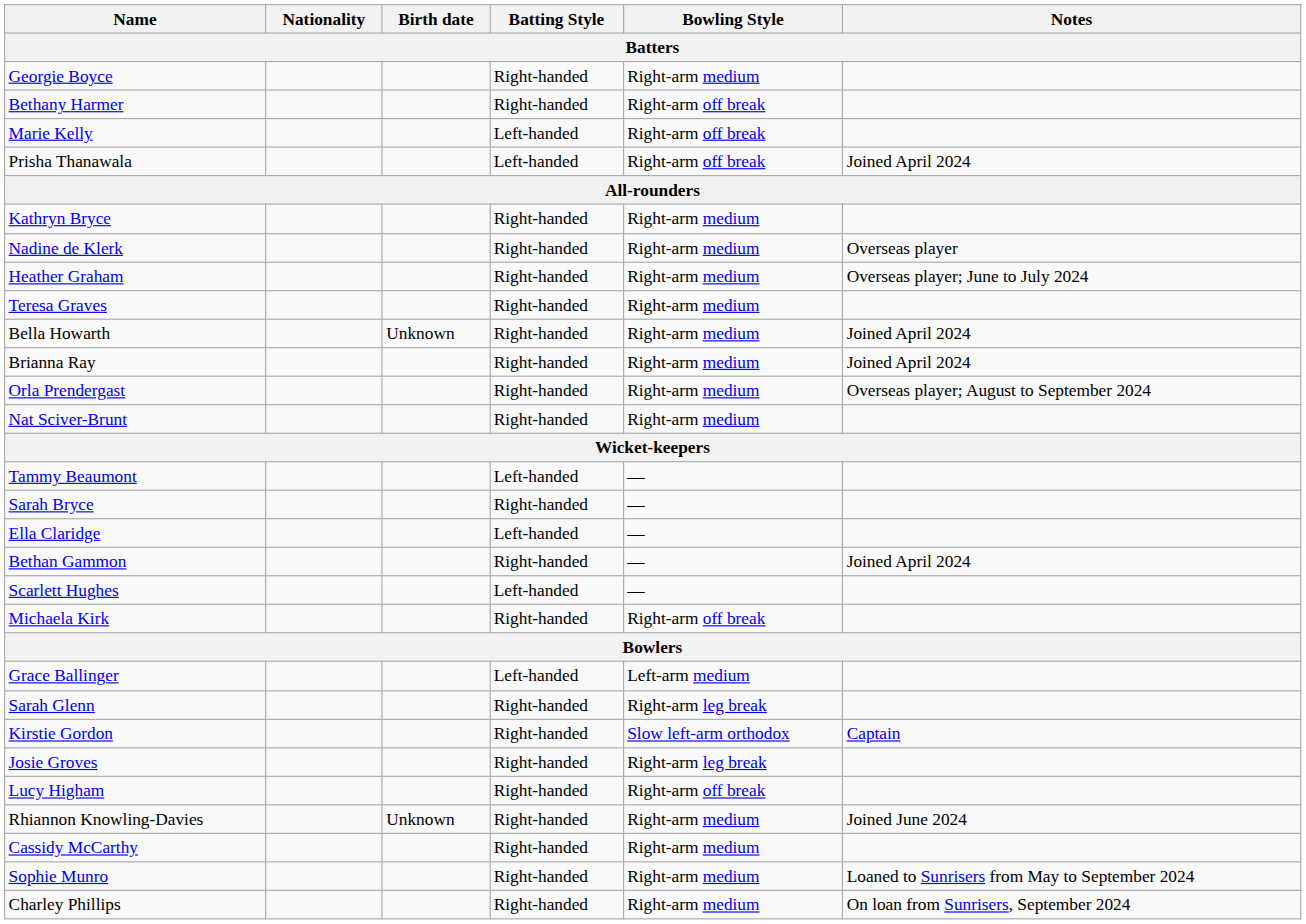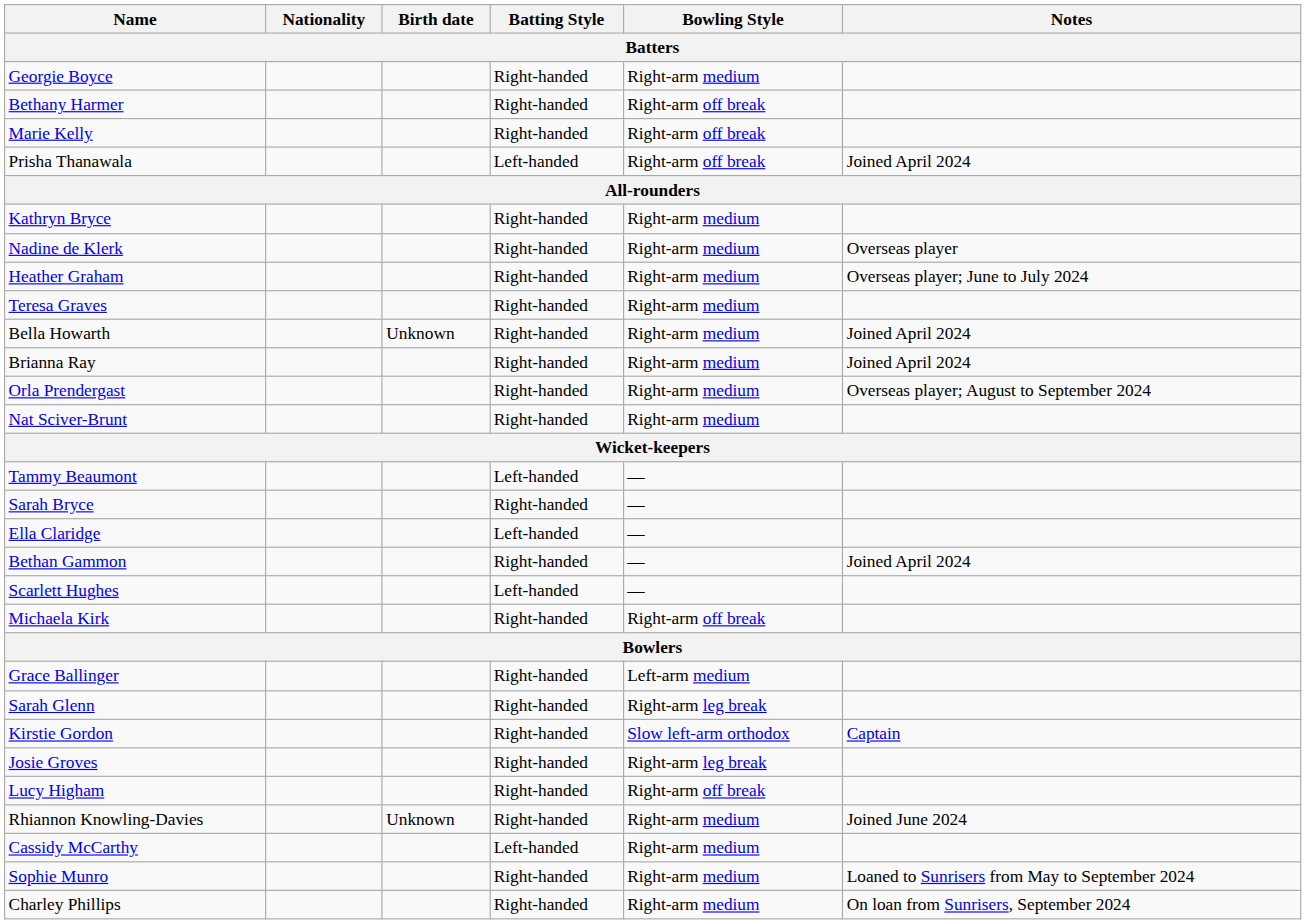(536, 133) Left-handed -> (541, 133) Right-handed
(536, 676) Left-handed -> (541, 676) Right-handed
(541, 847) Right-handed -> (536, 847) Left-handed
